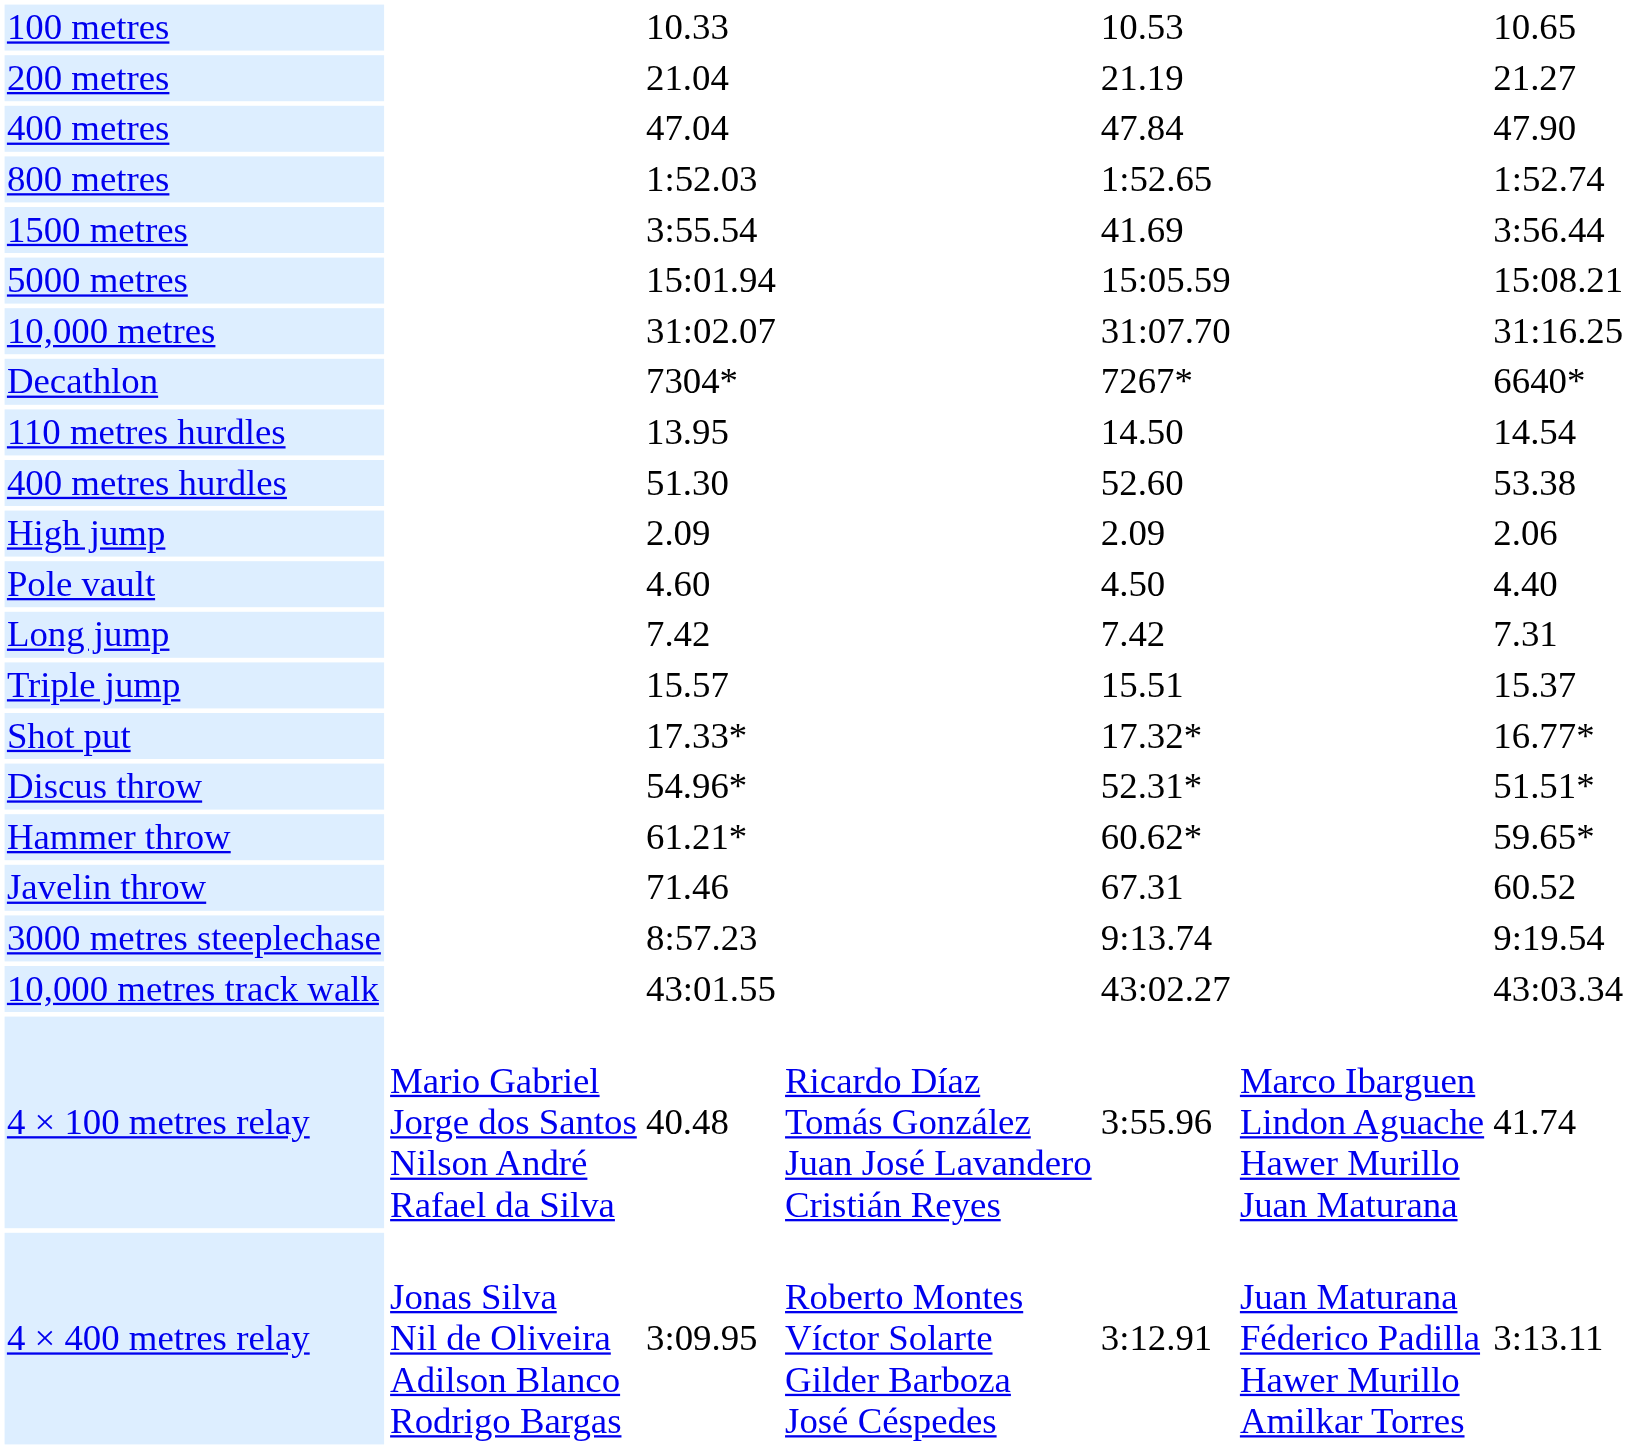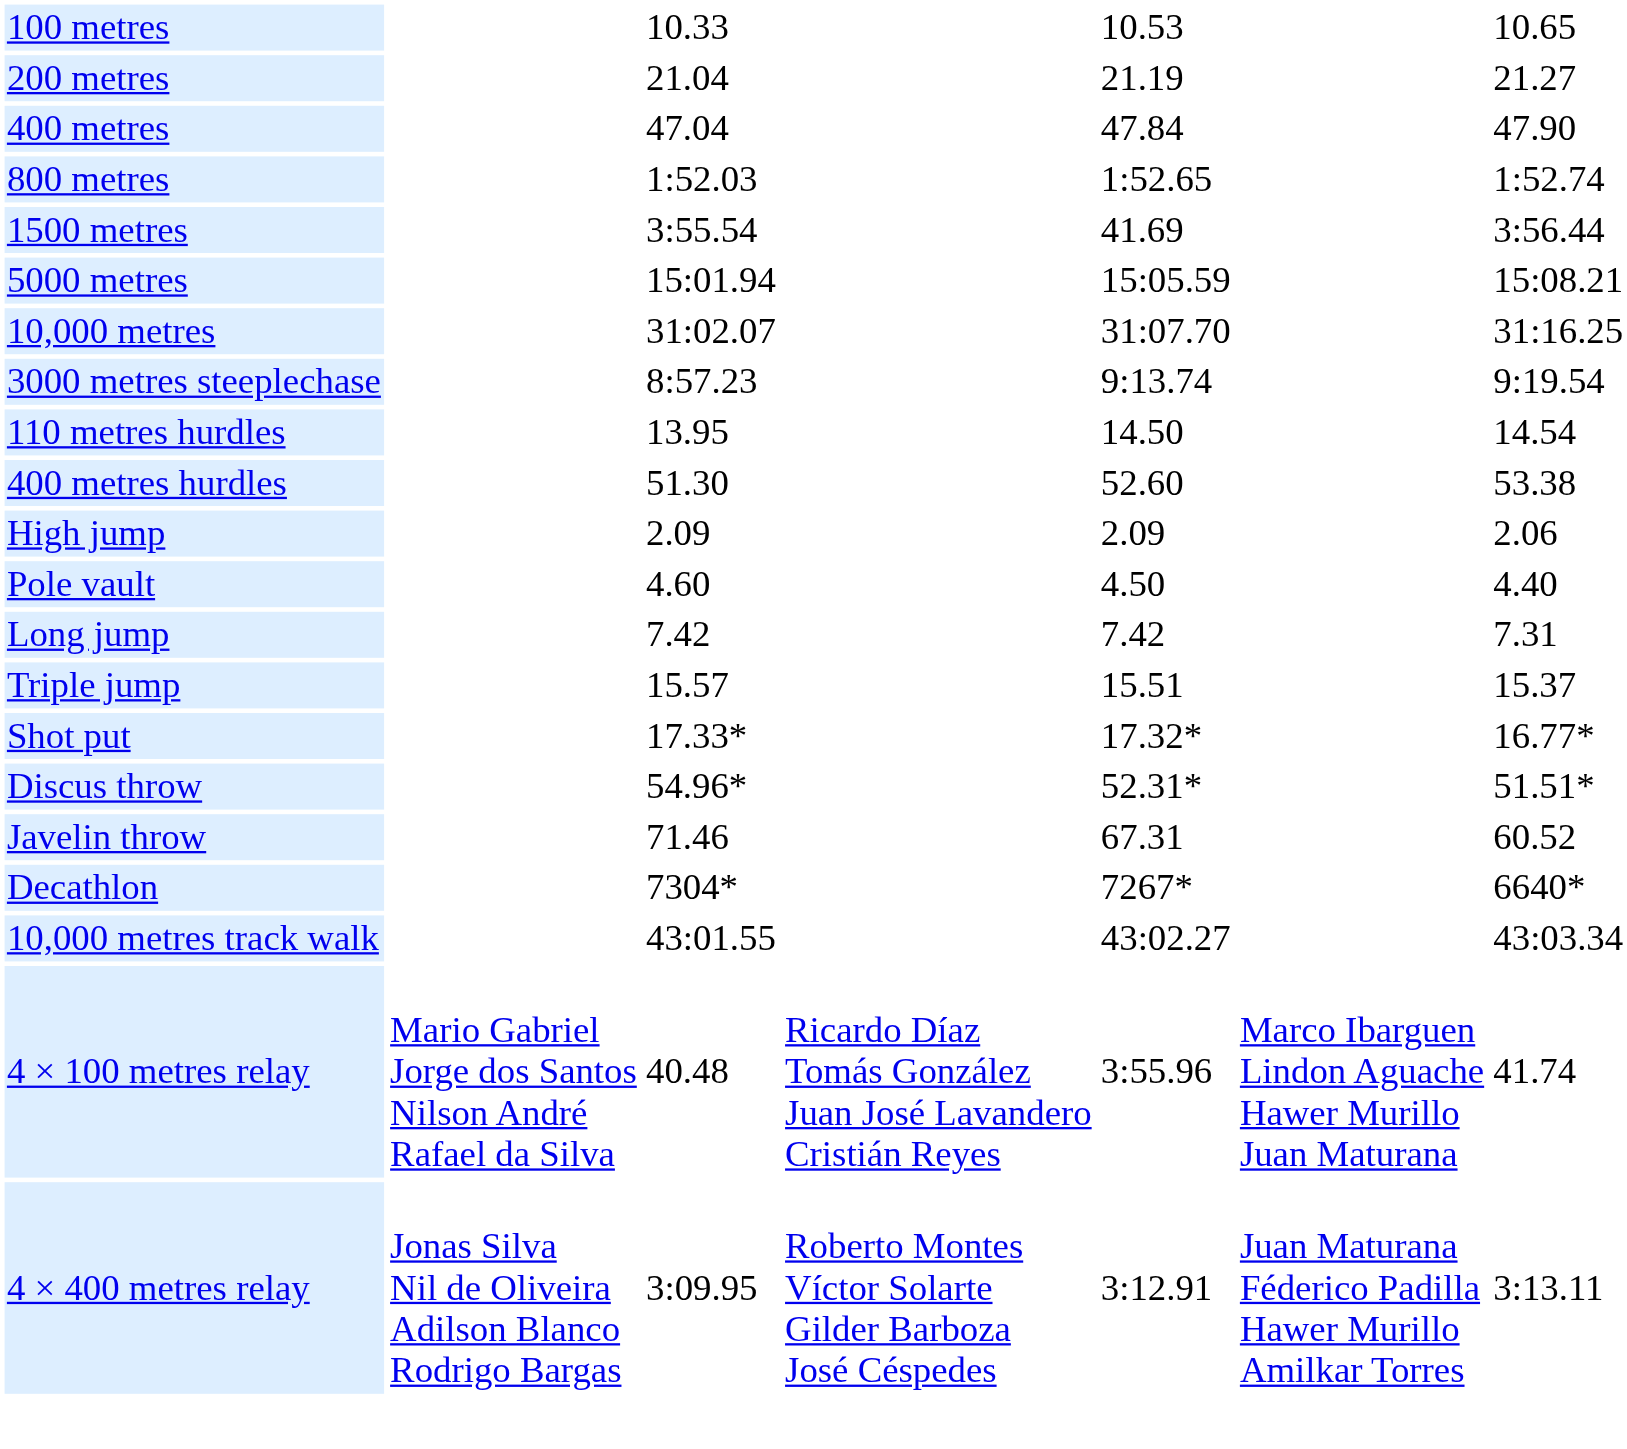rows swapped: (194, 937) <-> (83, 381)
- row: (119, 836)
